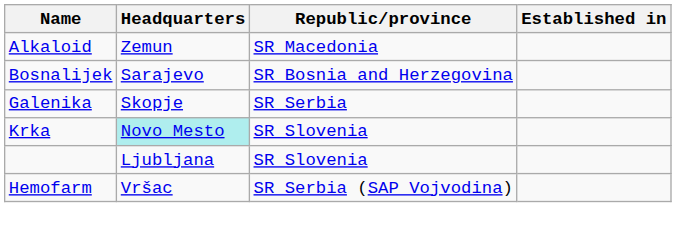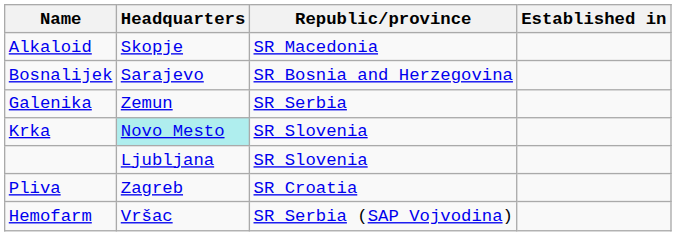(147, 47) Zemun -> (152, 47) Skopje
(152, 103) Skopje -> (147, 103) Zemun
+ row: (35, 188)
